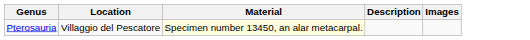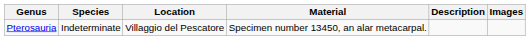+ column: (91, 12)
(264, 27) lightyellow background -> (328, 27) no background
